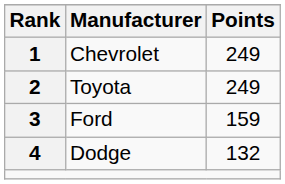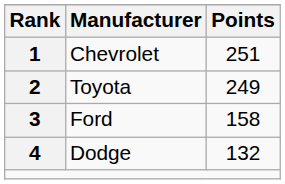(243, 53) 249 -> (243, 53) 251
(243, 119) 159 -> (243, 119) 158
